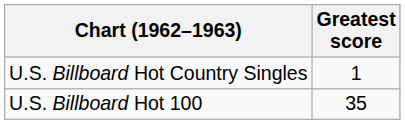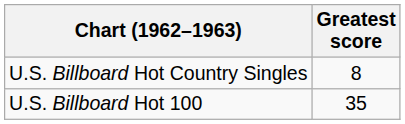(356, 72) 1 -> (356, 72) 8
